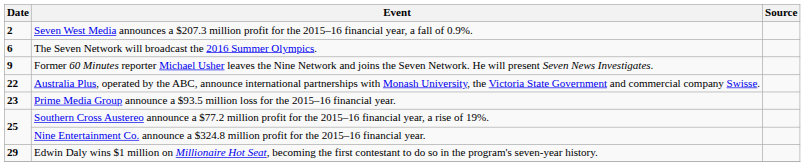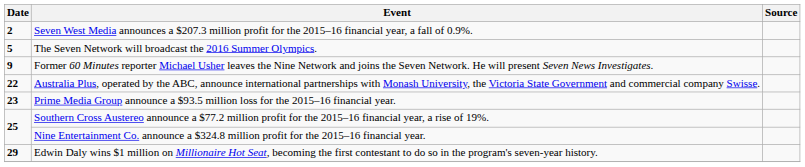(10, 48) 6 -> (10, 48) 5
